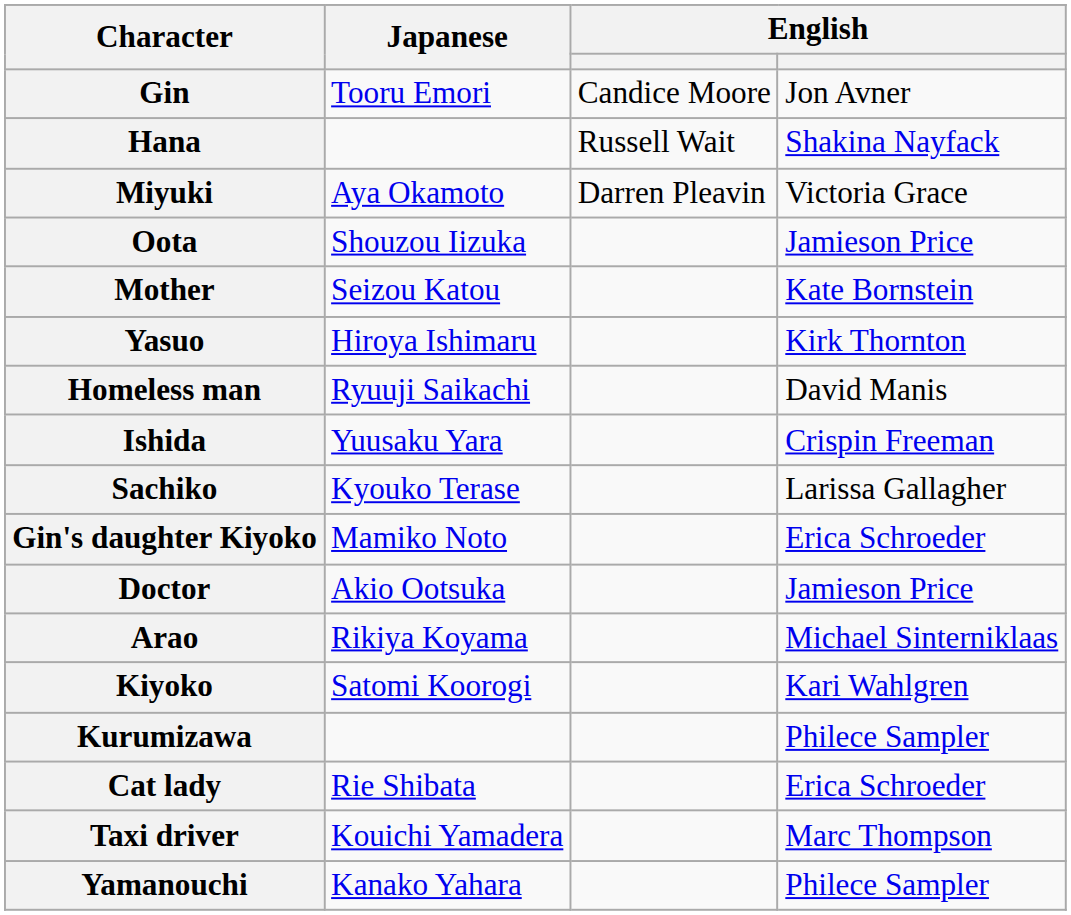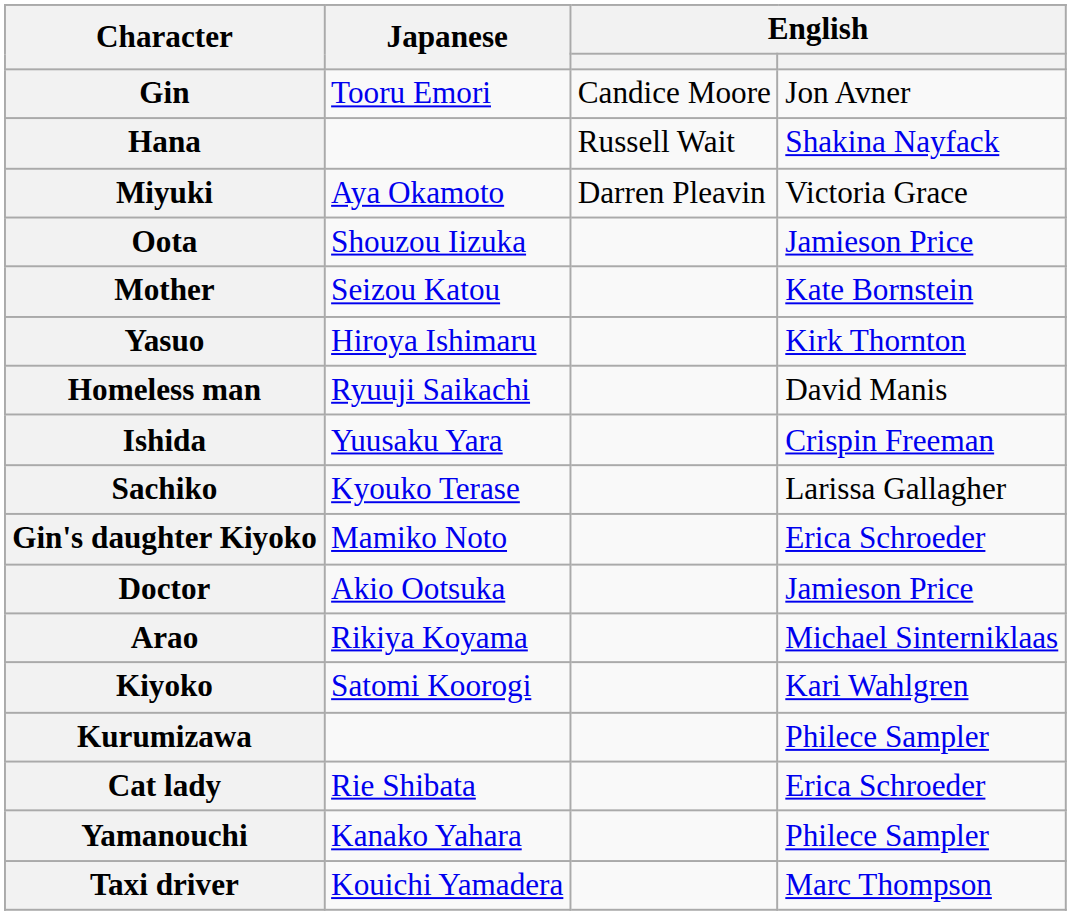rows swapped: (164, 835) <-> (164, 884)
